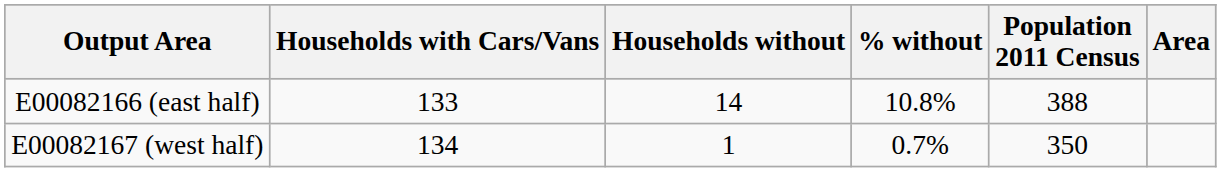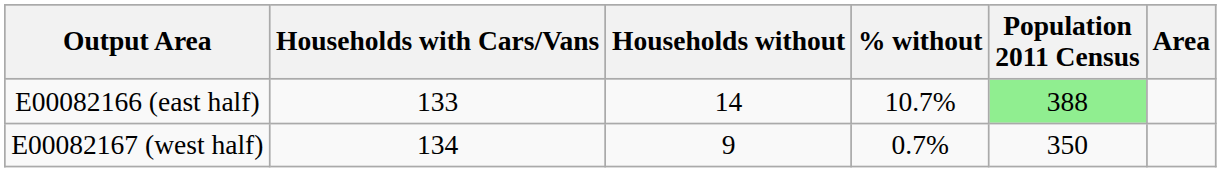(920, 100) 10.8% -> (920, 100) 10.7%
(1067, 100) no background -> (1067, 100) lightgreen background
(729, 144) 1 -> (729, 144) 9
